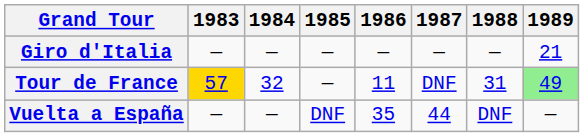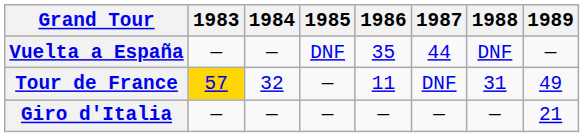rows swapped: (97, 52) <-> (97, 115)
(551, 84) lightgreen background -> (551, 84) no background
